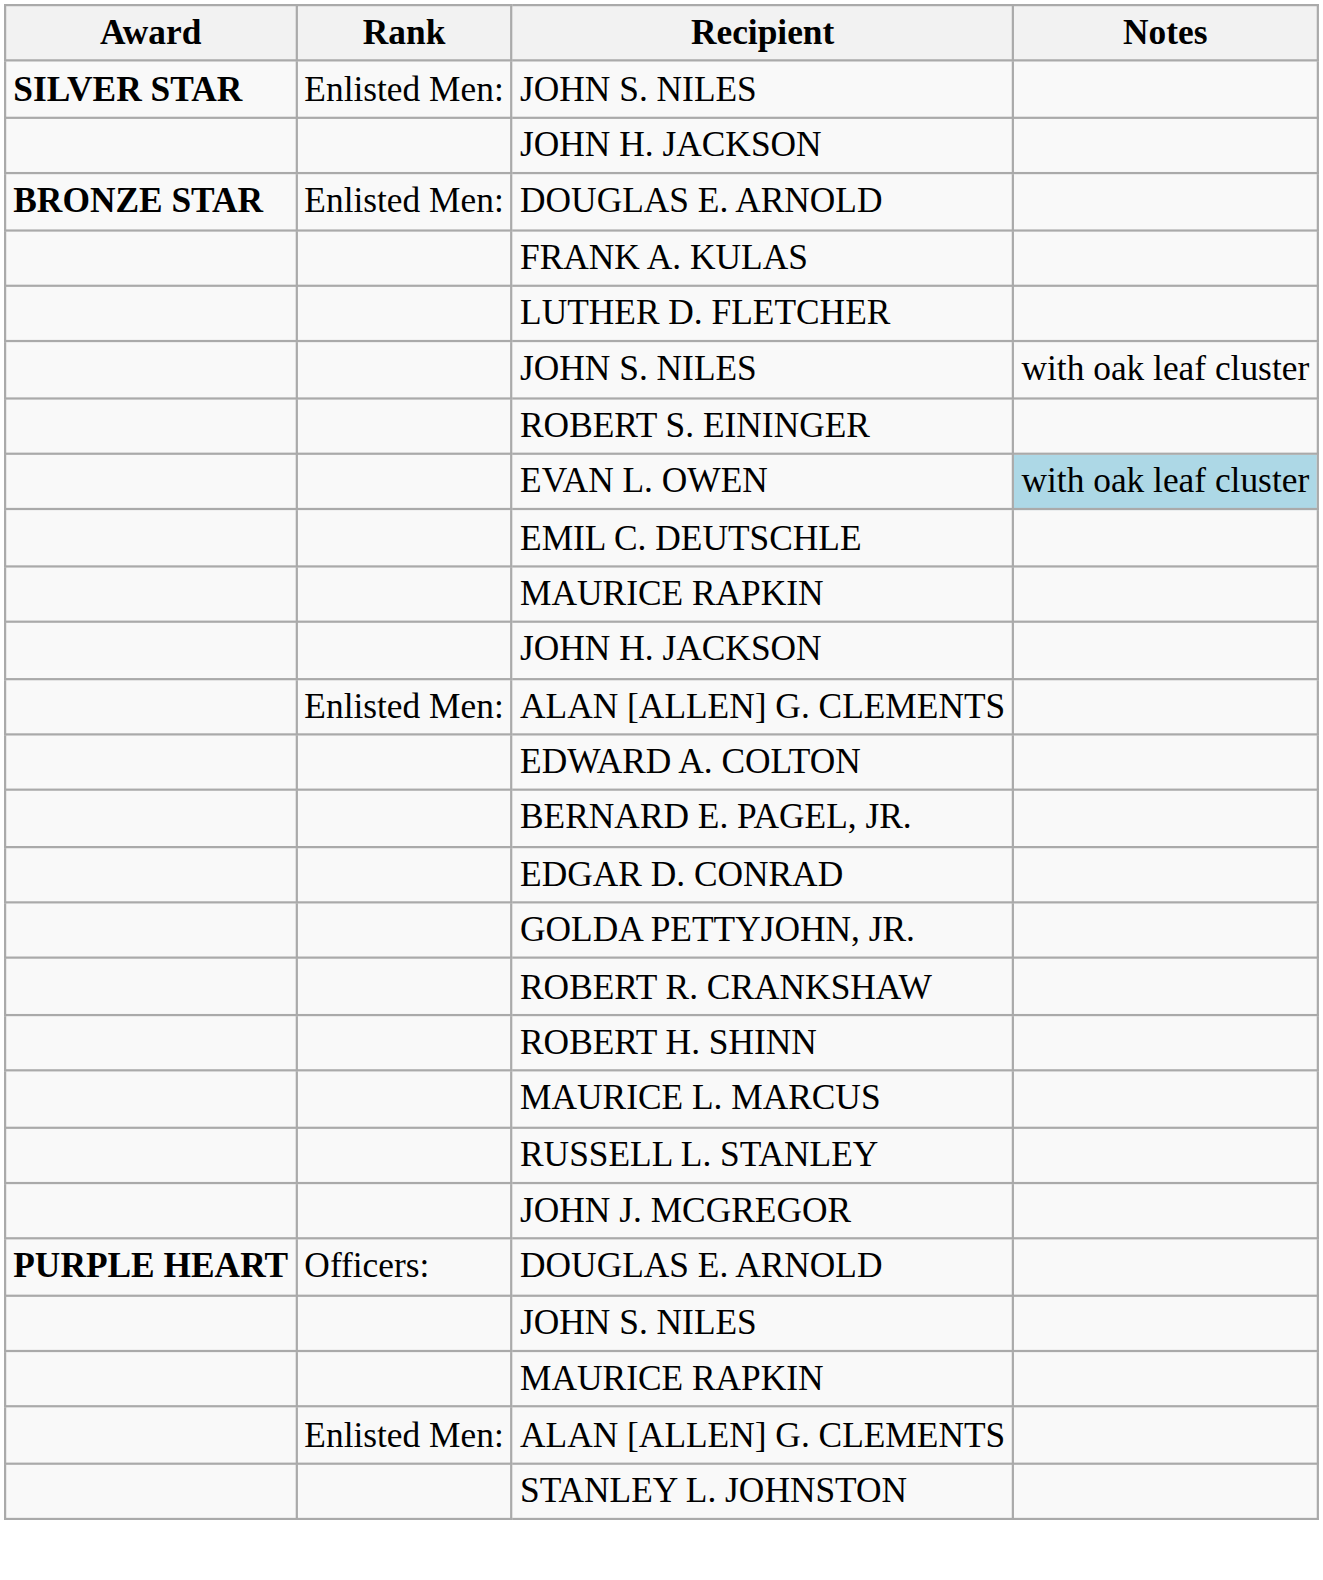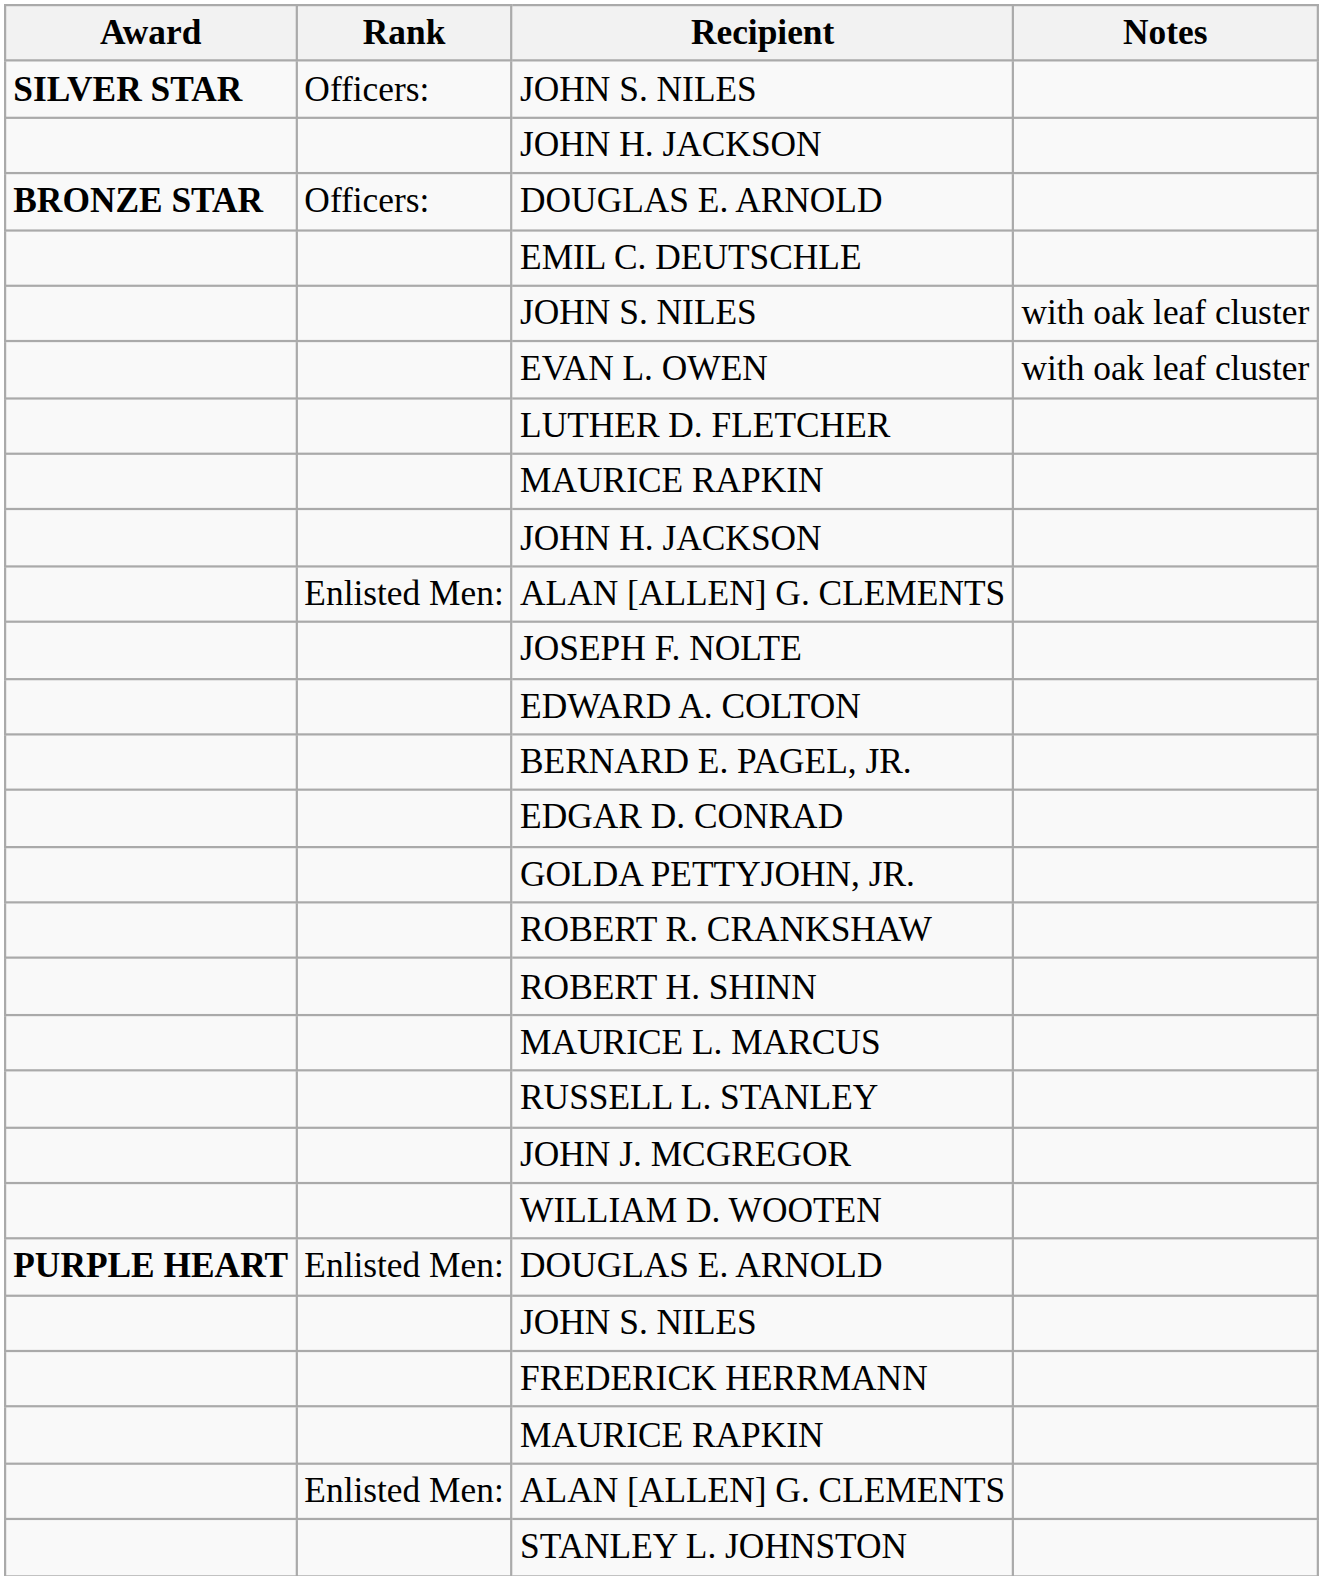(404, 88) Enlisted Men: -> (367, 88) Officers:
(404, 200) Enlisted Men: -> (367, 200) Officers:
- row: (151, 257)
rows swapped: (151, 538) <-> (151, 314)
- row: (151, 426)
(1165, 481) lightblue background -> (1165, 369) no background
+ row: (151, 650)
+ row: (151, 1211)
(367, 1266) Officers: -> (404, 1266) Enlisted Men:
+ row: (151, 1379)
